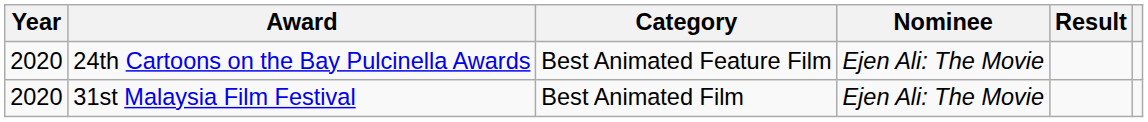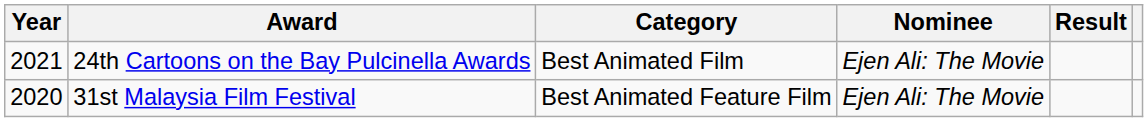(36, 60) 2020 -> (36, 60) 2021
(686, 60) Best Animated Feature Film -> (643, 60) Best Animated Film
(643, 97) Best Animated Film -> (686, 97) Best Animated Feature Film
